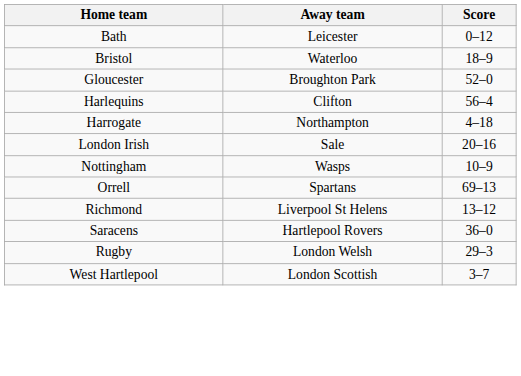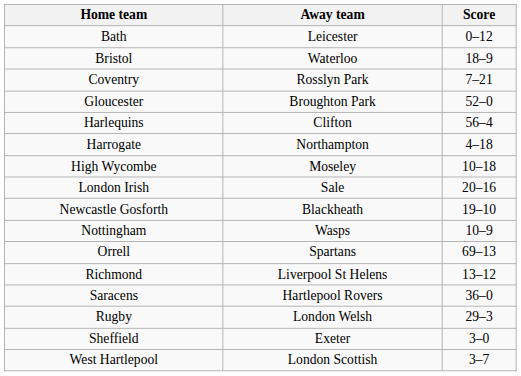+ row: (114, 79)
+ row: (114, 166)
+ row: (114, 209)
+ row: (114, 338)
